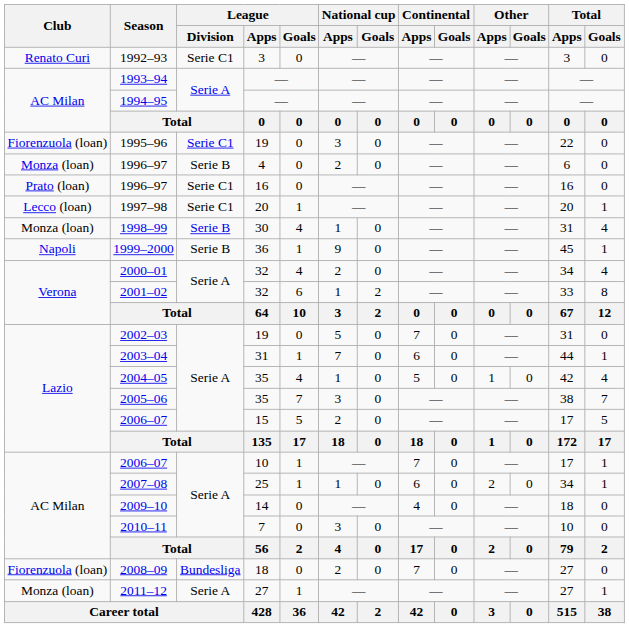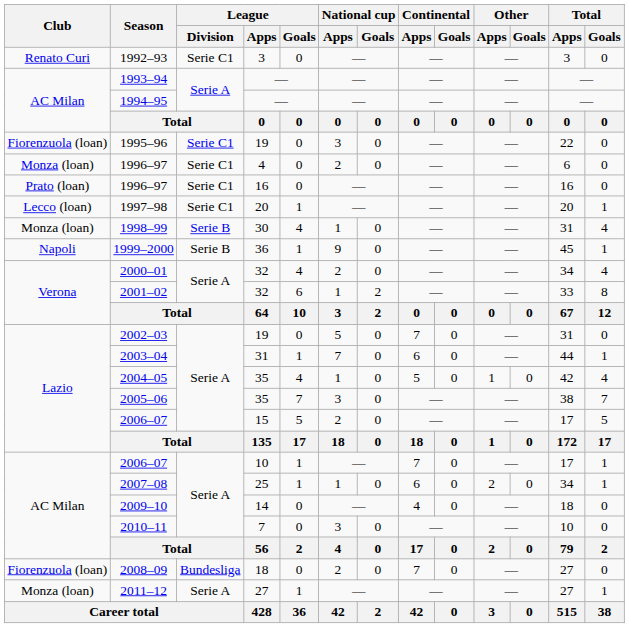(210, 164) Serie B -> (210, 164) Serie C1
